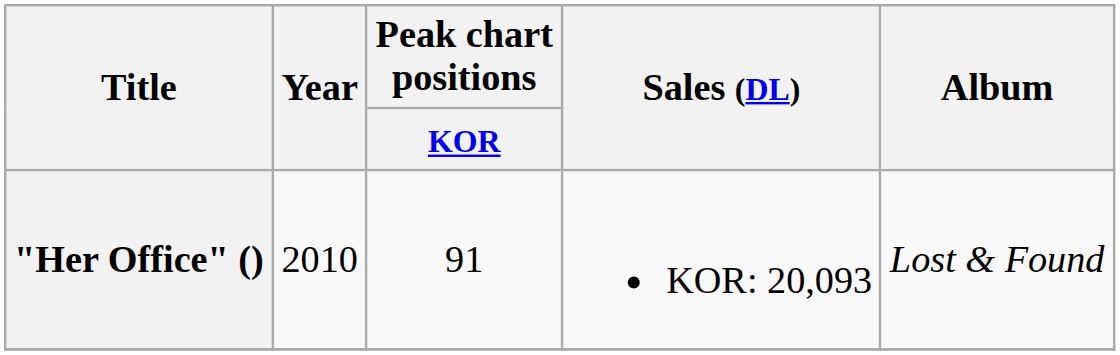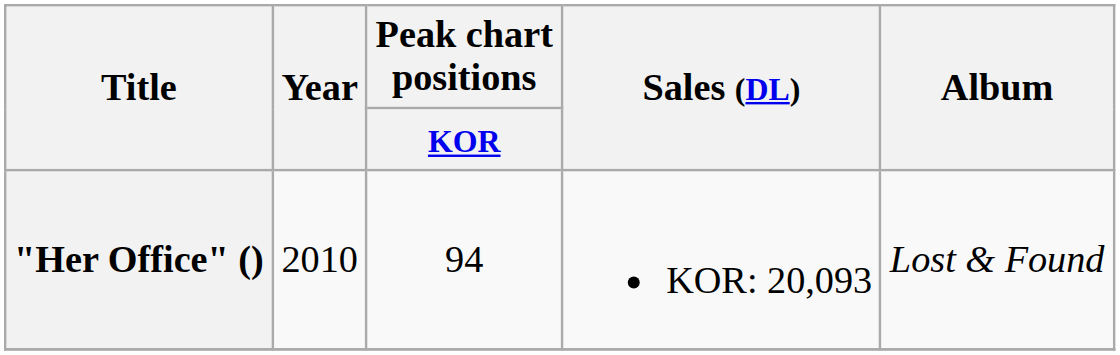(464, 258) 91 -> (464, 258) 94
